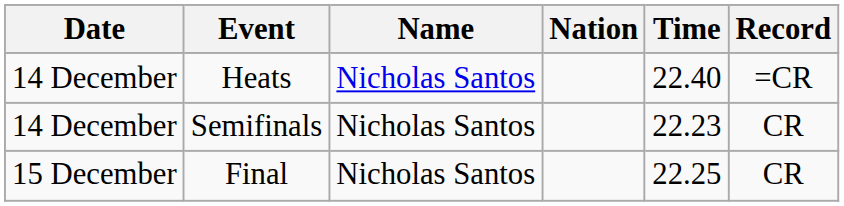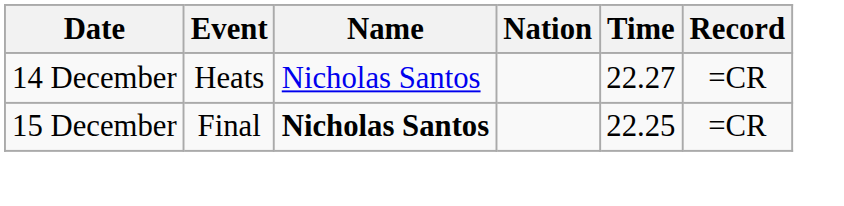(687, 77) 22.40 -> (641, 77) 22.27
- row: (257, 126)
(436, 175) normal -> (385, 126) bold
(783, 175) CR -> (737, 126) =CR
